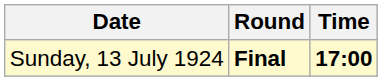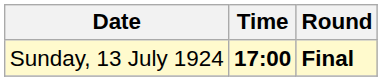columns swapped: (344, 22) <-> (269, 22)
